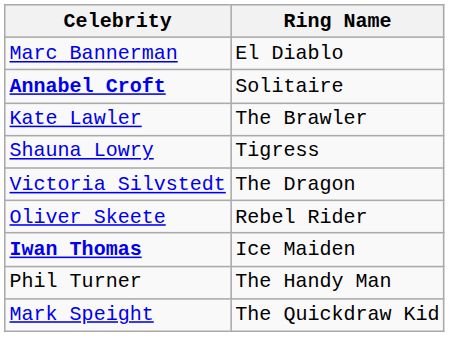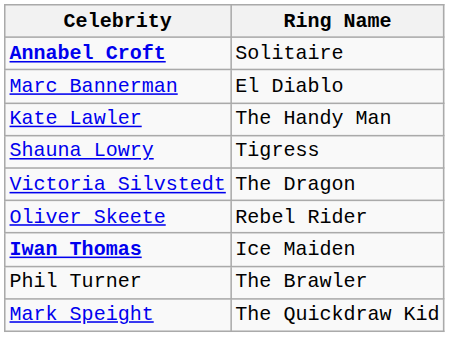rows swapped: (94, 54) <-> (88, 86)
(301, 119) The Brawler -> (313, 119) The Handy Man
(313, 282) The Handy Man -> (301, 282) The Brawler
